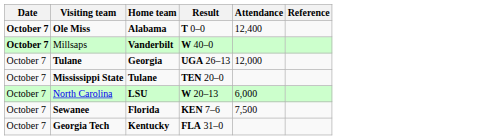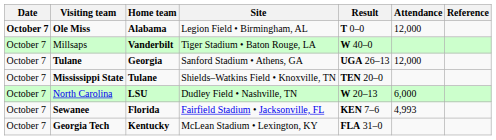+ column: (259, 12)
(248, 29) 12,400 -> (408, 29) 12,000
(28, 45) bold -> (26, 45) normal
(246, 110) 7,500 -> (405, 110) 4,993
